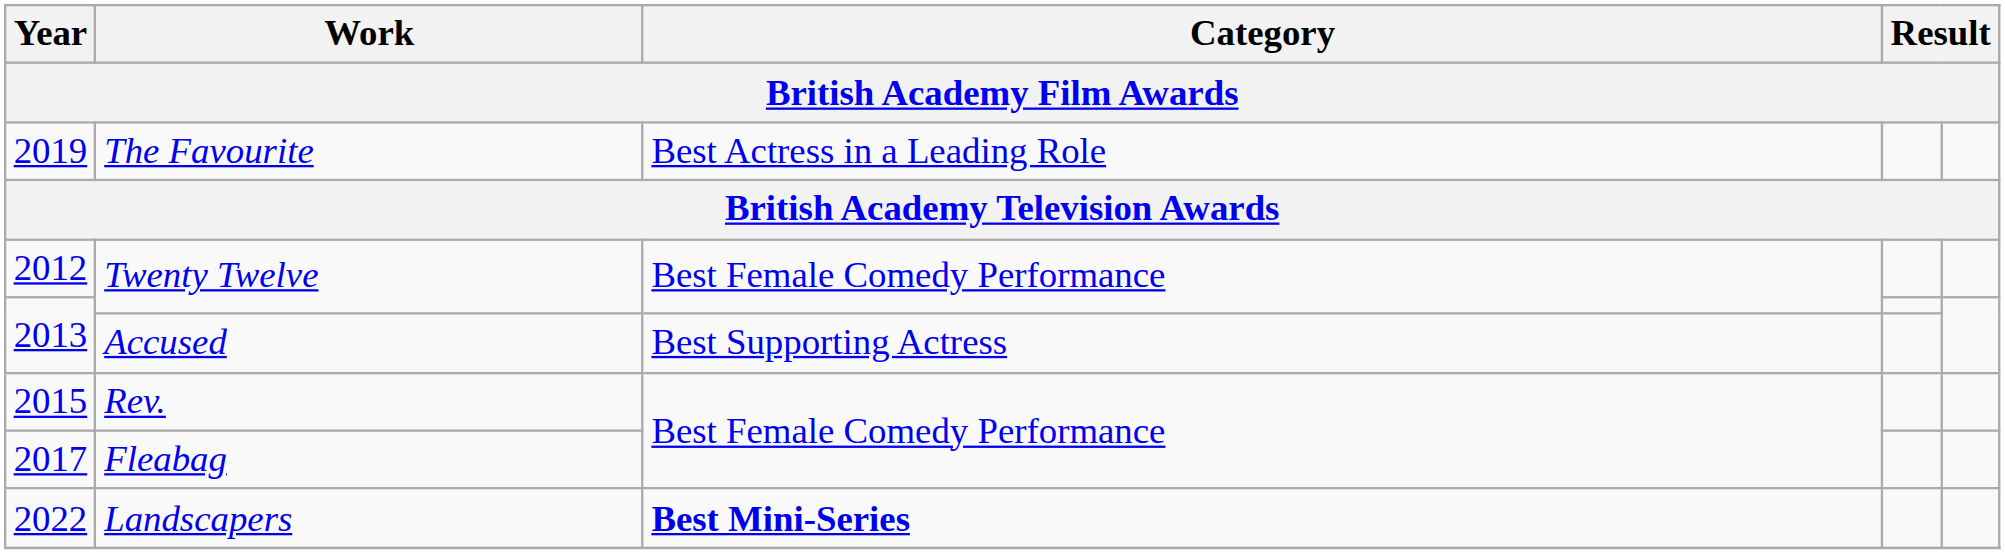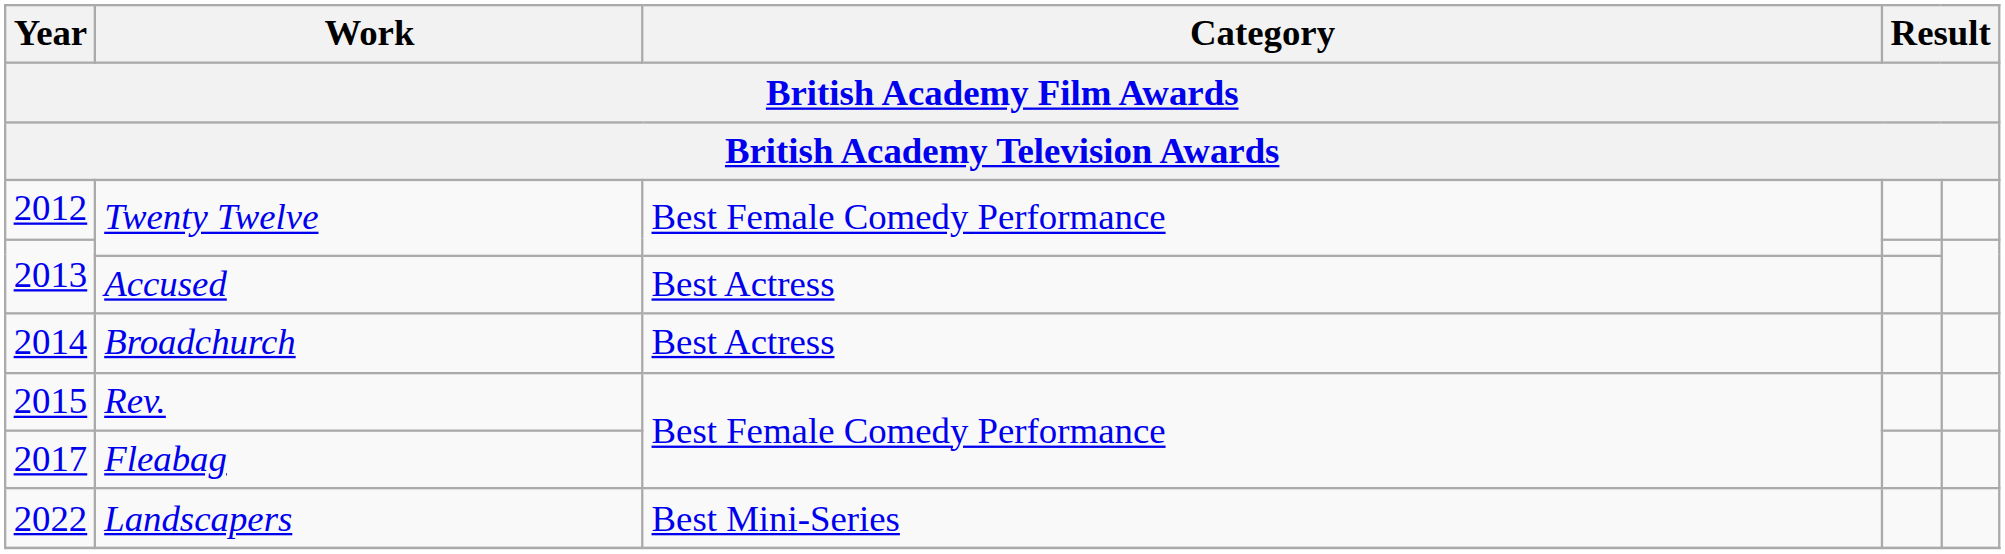- row: (50, 150)
(829, 342) Best Supporting Actress -> (743, 284) Best Actress
+ row: (50, 342)
(781, 517) bold -> (776, 517) normal
